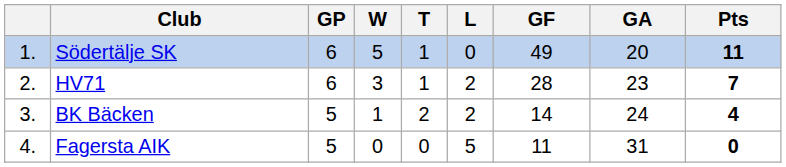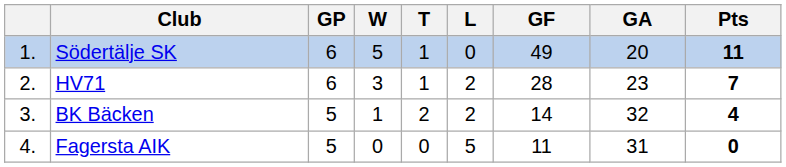(637, 114) 24 -> (637, 114) 32
